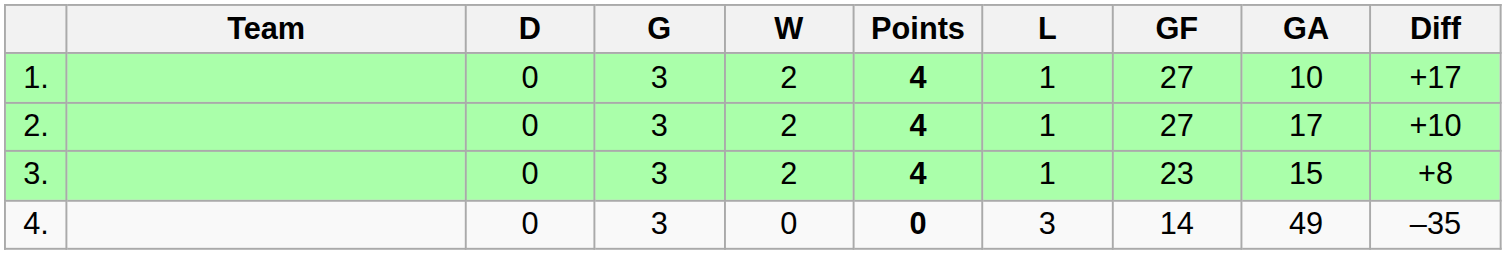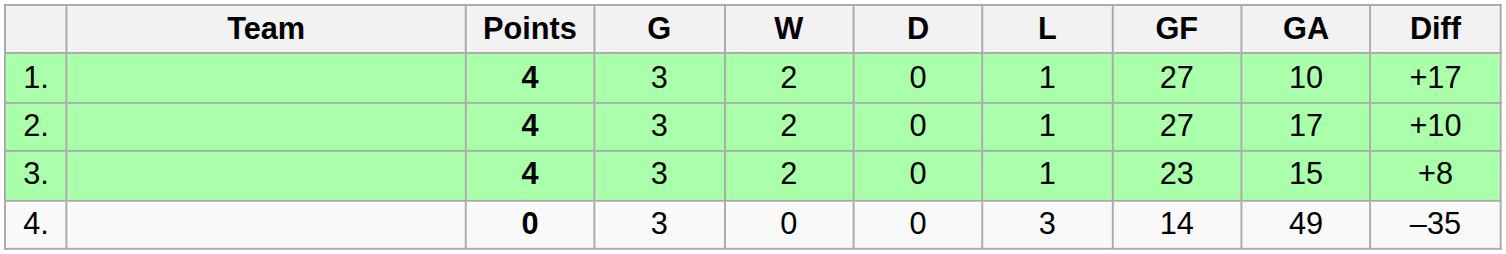columns swapped: (918, 28) <-> (530, 28)
